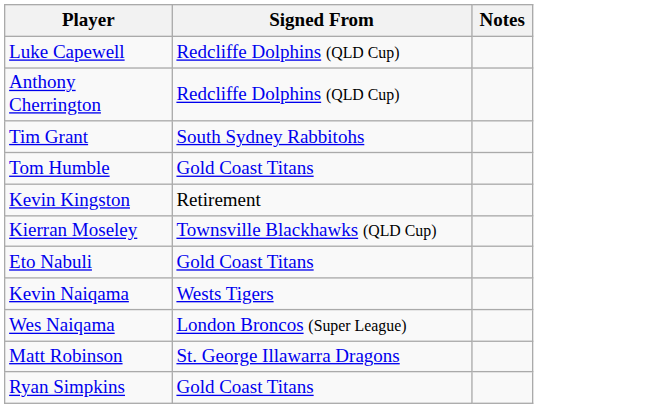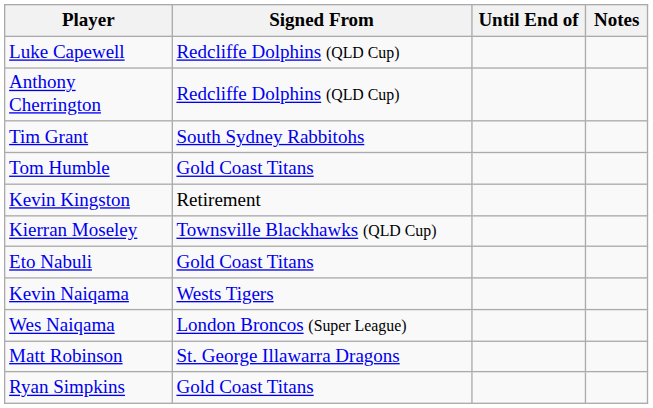+ column: (529, 20)
